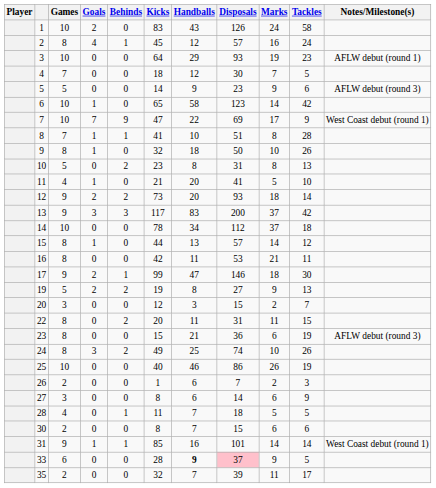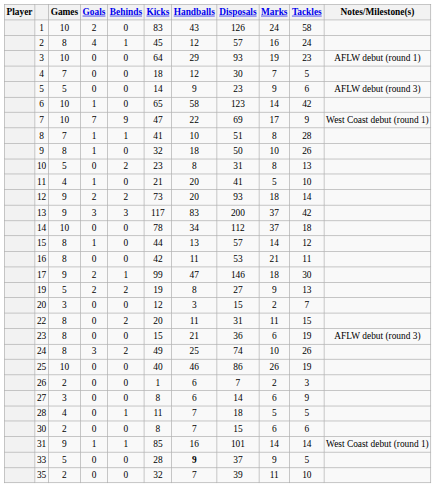(64, 460) 6 -> (64, 460) 5
(238, 460) pink background -> (238, 460) no background
(307, 475) 17 -> (307, 475) 10
